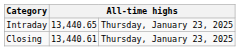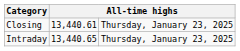rows swapped: (24, 39) <-> (27, 25)
